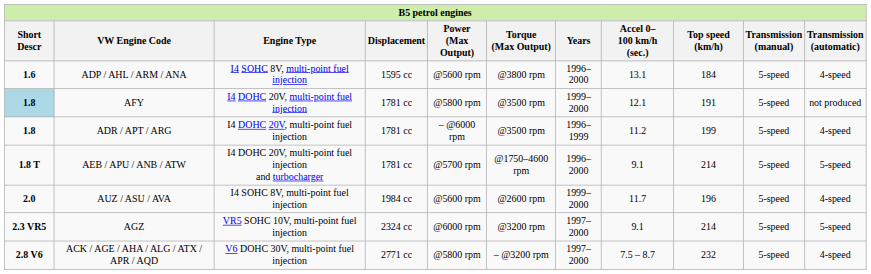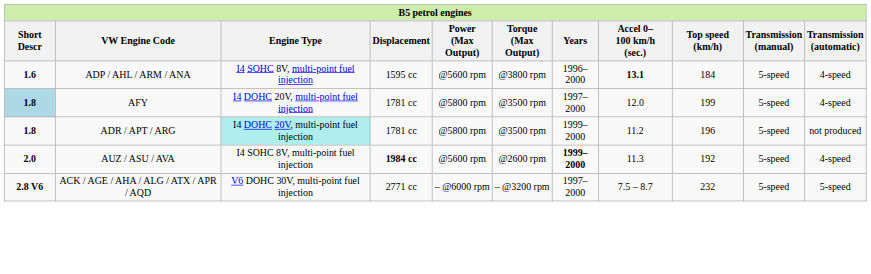(638, 75) normal -> (635, 75) bold
(579, 103) 1999–2000 -> (575, 103) 1997–2000
(638, 103) 12.1 -> (635, 103) 12.0
(709, 103) 191 -> (708, 103) 199
(835, 103) not produced -> (835, 103) 4-speed
(290, 131) no background -> (295, 131) paleturquoise background
(457, 131) – @6000 rpm -> (462, 131) @5800 rpm
(579, 131) 1996–1999 -> (575, 131) 1999–2000
(709, 131) 199 -> (708, 131) 196
(835, 131) 4-speed -> (835, 131) not produced
- row: (134, 165)
(396, 199) normal -> (401, 159) bold
(579, 199) normal -> (575, 159) bold
(638, 199) 11.7 -> (635, 159) 11.3
(709, 199) 196 -> (708, 159) 192
- row: (134, 227)
(457, 255) @5800 rpm -> (462, 187) – @6000 rpm
(835, 255) 4-speed -> (835, 187) 5-speed
